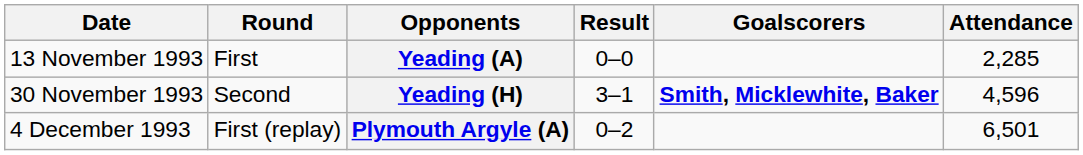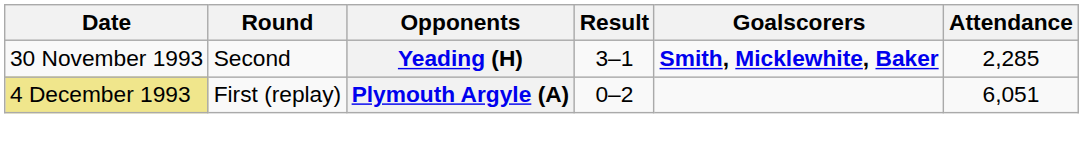- row: (460, 58)
(1011, 94) 4,596 -> (1011, 58) 2,285
(100, 130) no background -> (100, 94) khaki background
(1011, 130) 6,501 -> (1011, 94) 6,051
